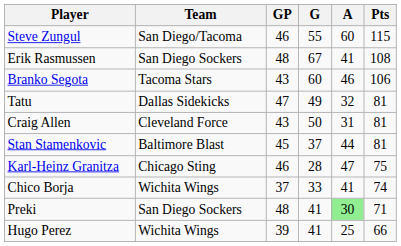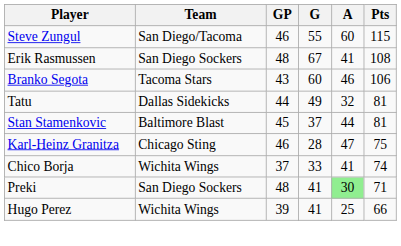(282, 101) 47 -> (282, 101) 44
- row: (39, 123)
